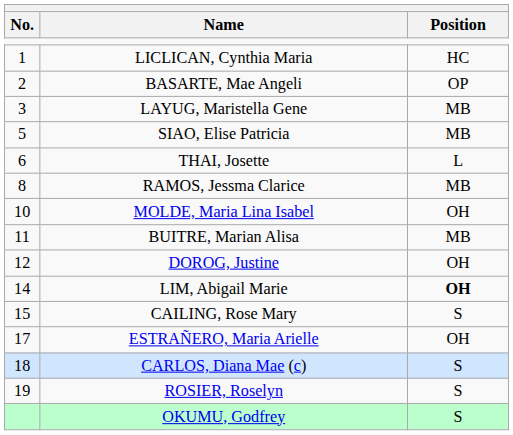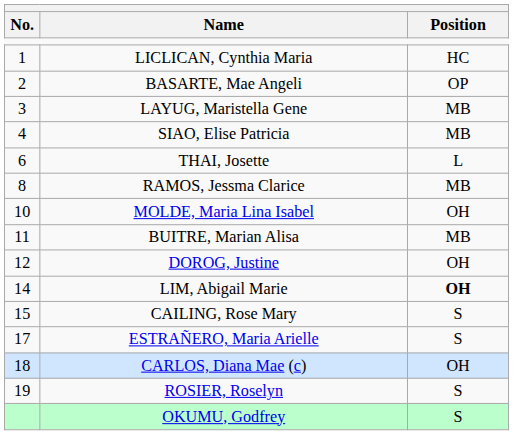(22, 134) 5 -> (22, 134) 4
(458, 339) OH -> (458, 339) S
(458, 365) S -> (458, 365) OH
